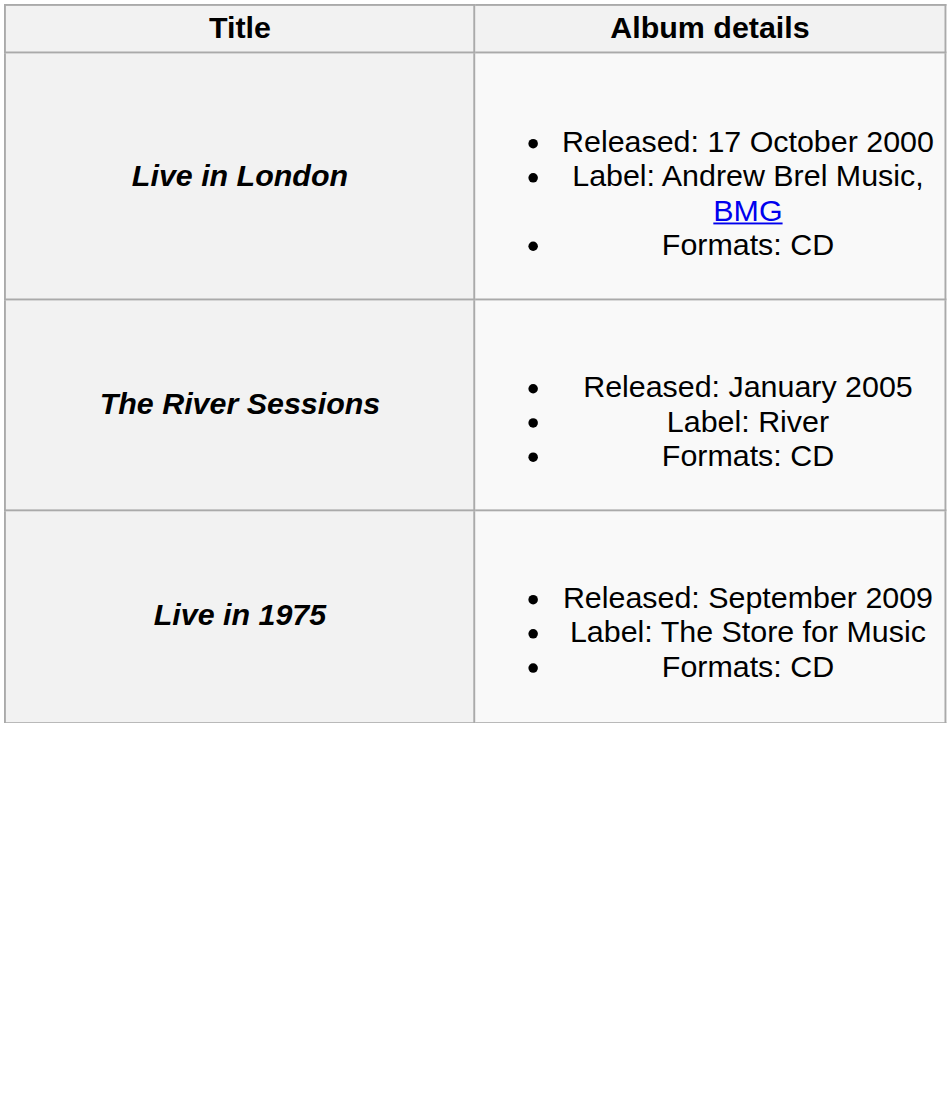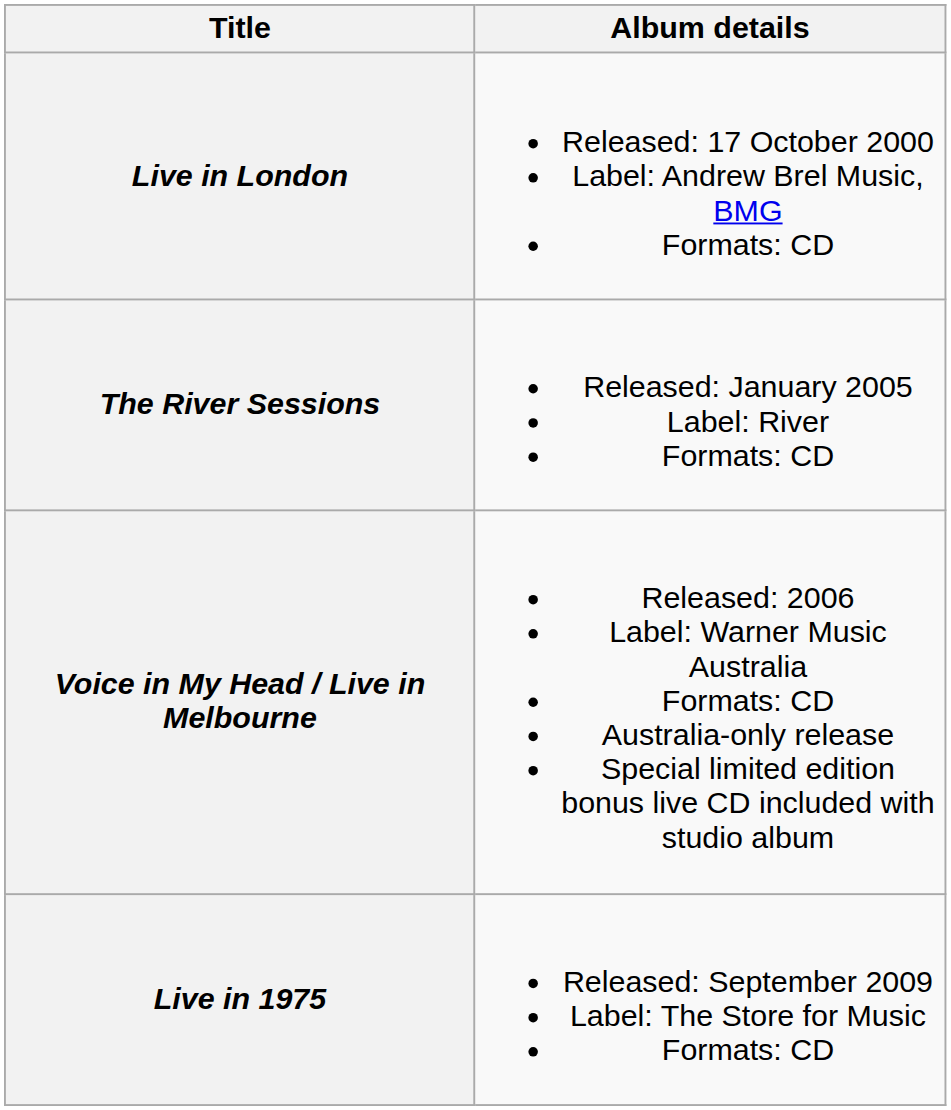+ row: (240, 701)
